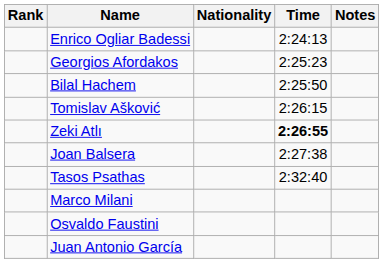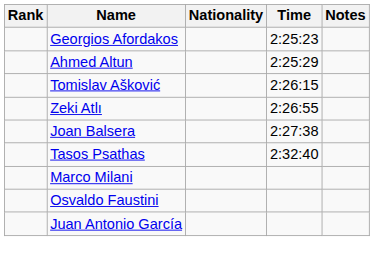- row: (120, 39)
+ row: (91, 62)
- row: (93, 85)
(303, 131) bold -> (294, 108) normal
